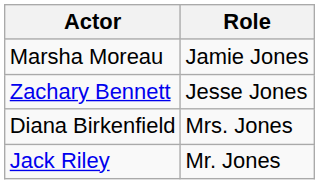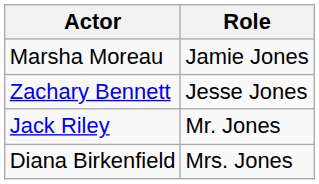rows swapped: (93, 126) <-> (60, 160)
